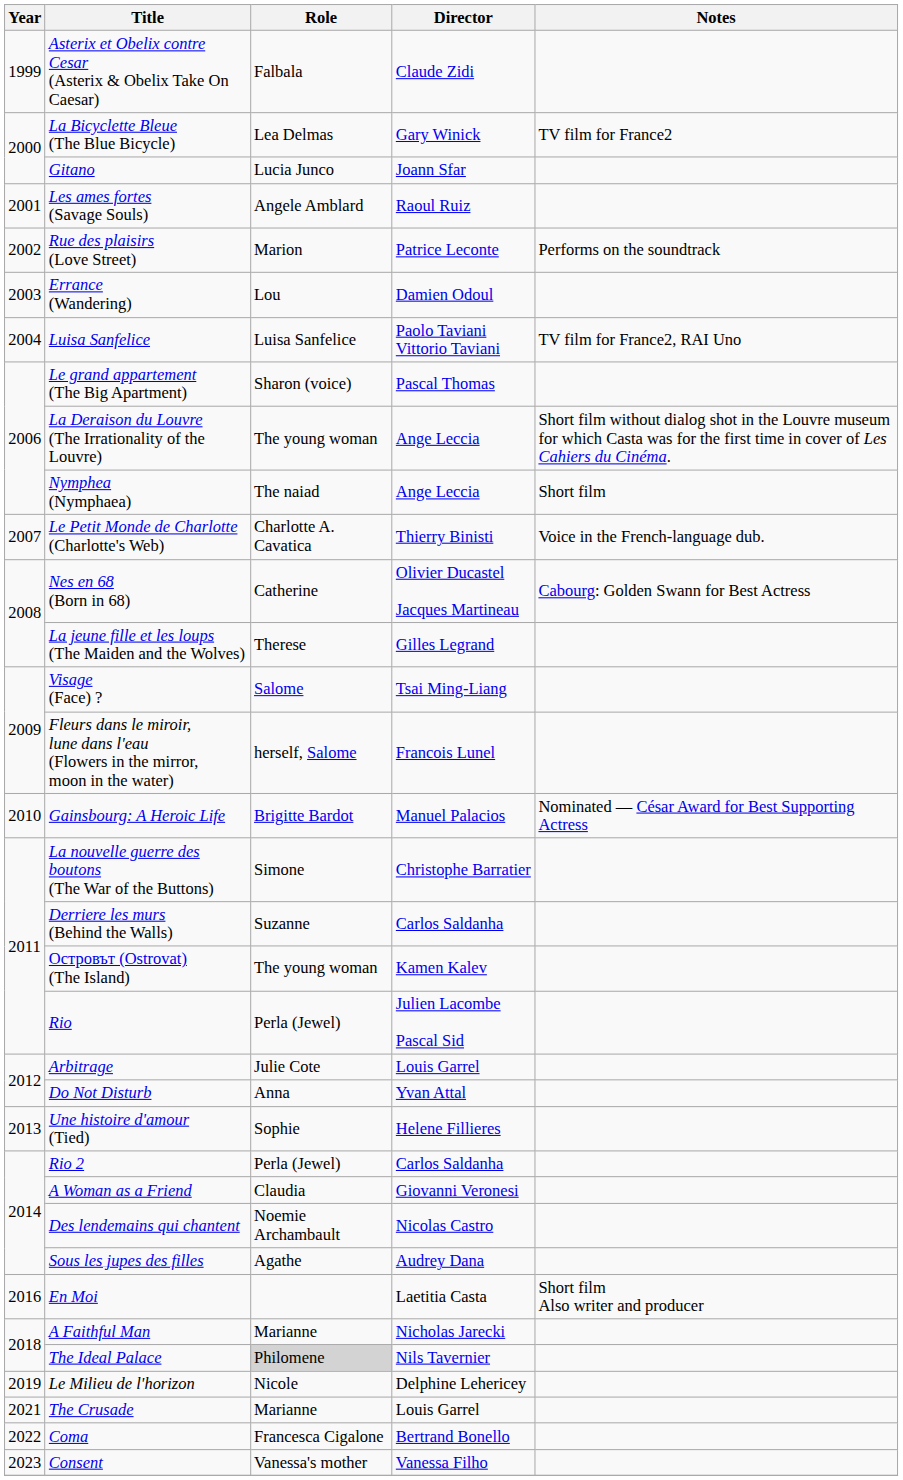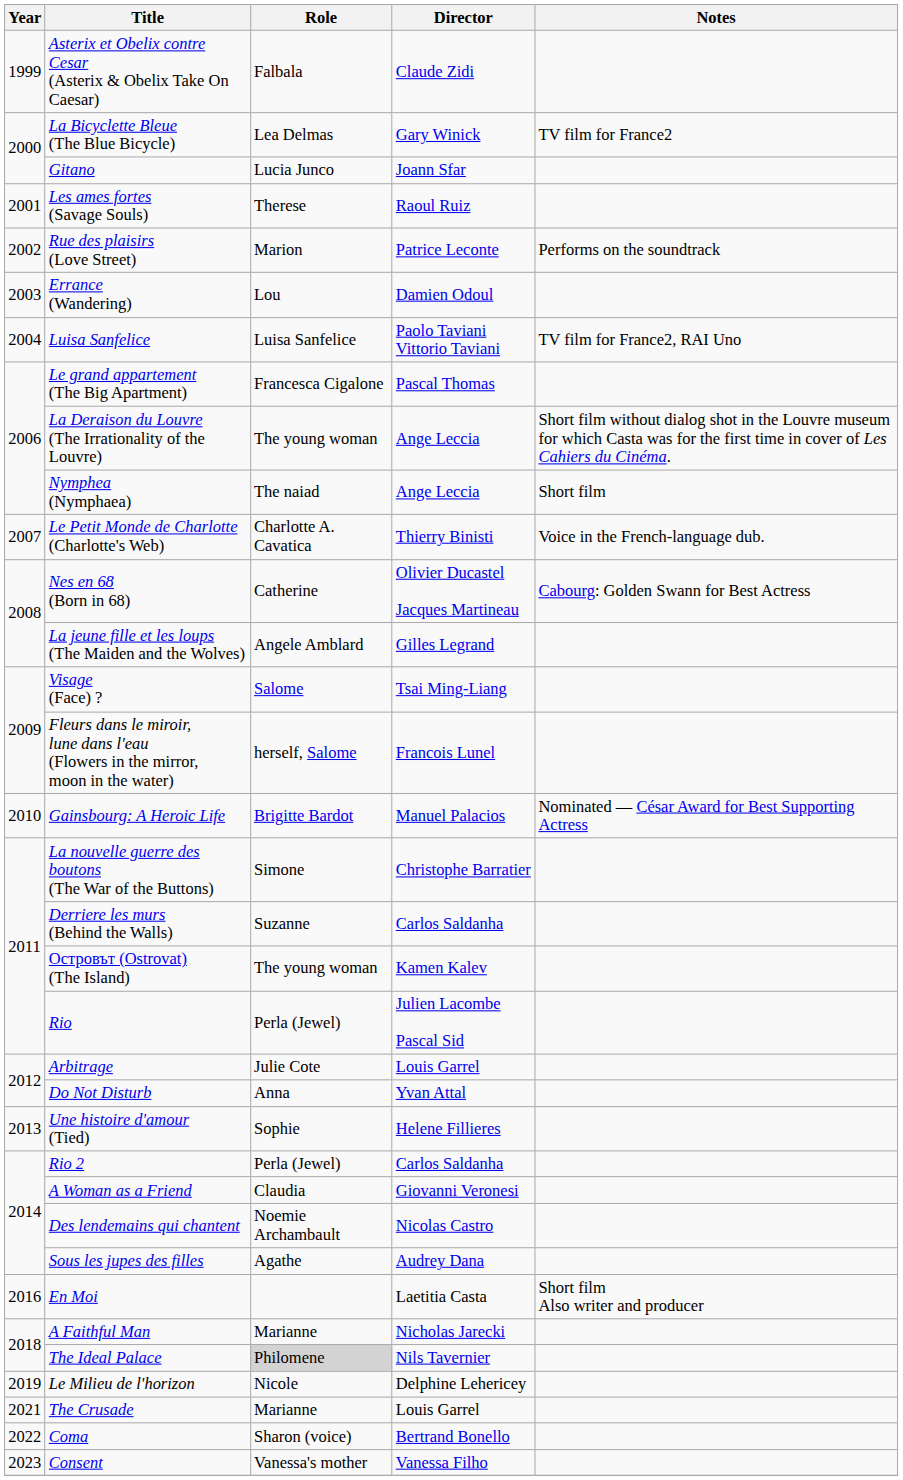(309, 205) Angele Amblard -> (280, 205) Therese
(303, 384) Sharon (voice) -> (319, 384) Francesca Cigalone
(280, 644) Therese -> (309, 644) Angele Amblard
(319, 1436) Francesca Cigalone -> (303, 1436) Sharon (voice)
